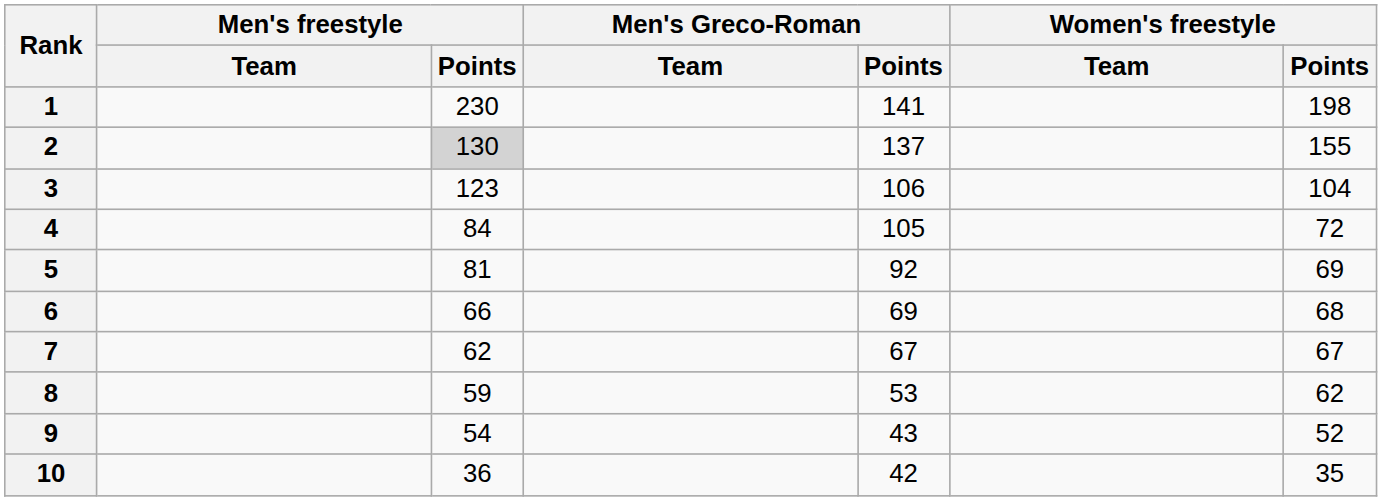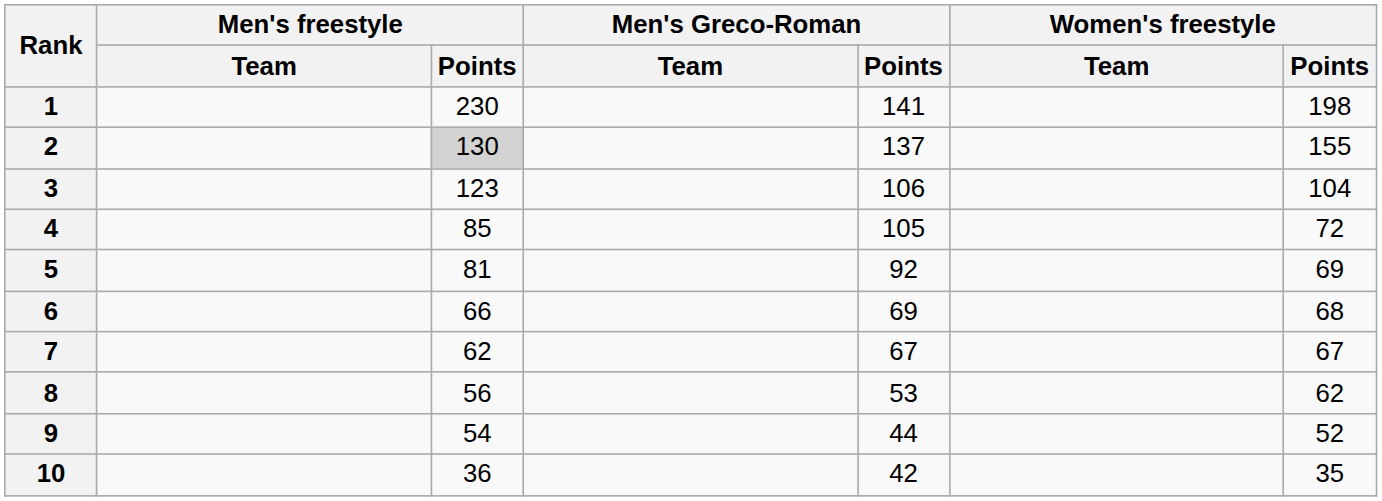(477, 229) 84 -> (477, 229) 85
(477, 392) 59 -> (477, 392) 56
(903, 433) 43 -> (903, 433) 44
